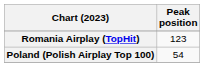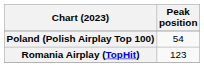rows swapped: (80, 54) <-> (80, 39)
